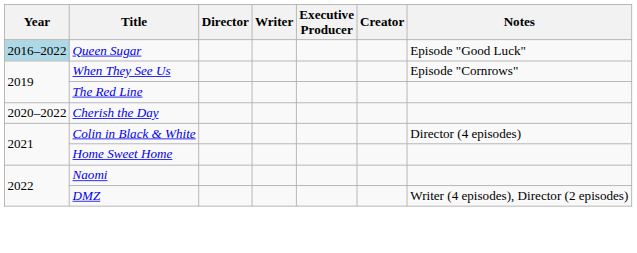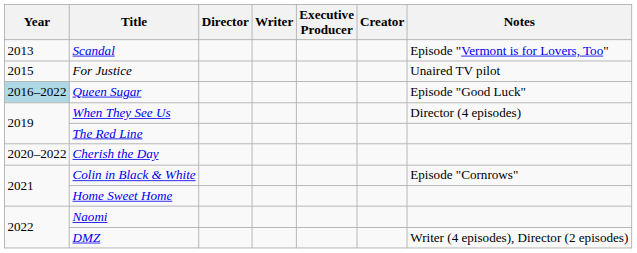+ row: (94, 50)
+ row: (102, 71)
(464, 71) Episode "Cornrows" -> (466, 112) Director (4 episodes)
(466, 133) Director (4 episodes) -> (464, 175) Episode "Cornrows"
